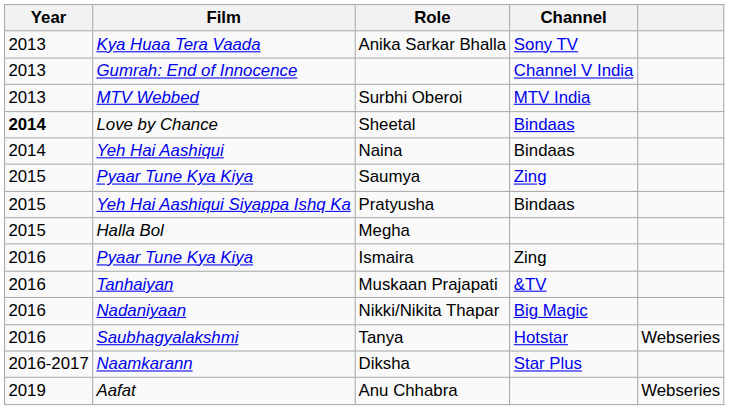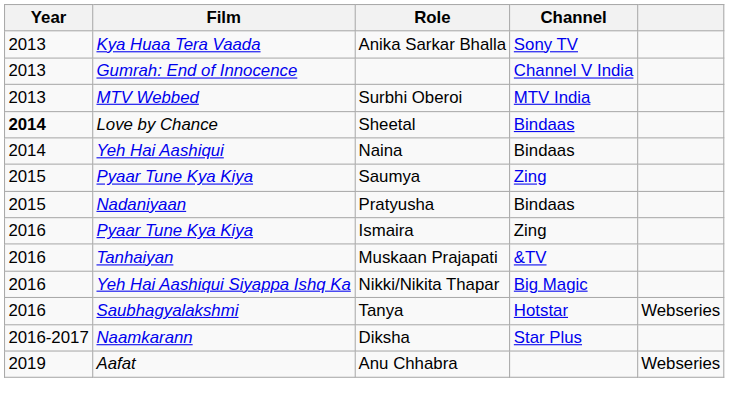(224, 204) Yeh Hai Aashiqui Siyappa Ishq Ka -> (141, 204) Nadaniyaan
- row: (384, 230)
(141, 310) Nadaniyaan -> (224, 284) Yeh Hai Aashiqui Siyappa Ishq Ka
